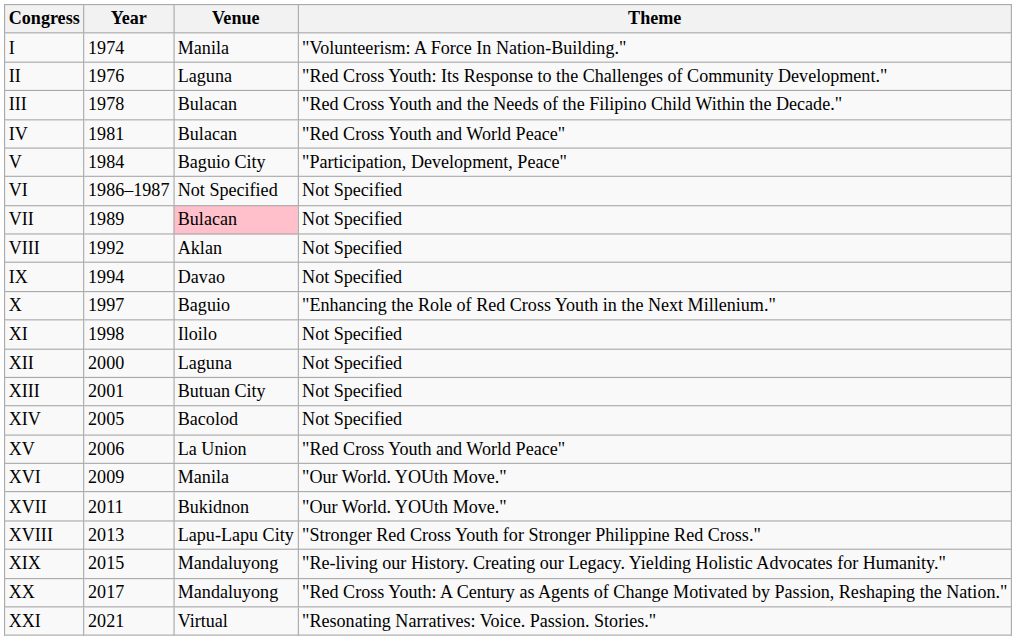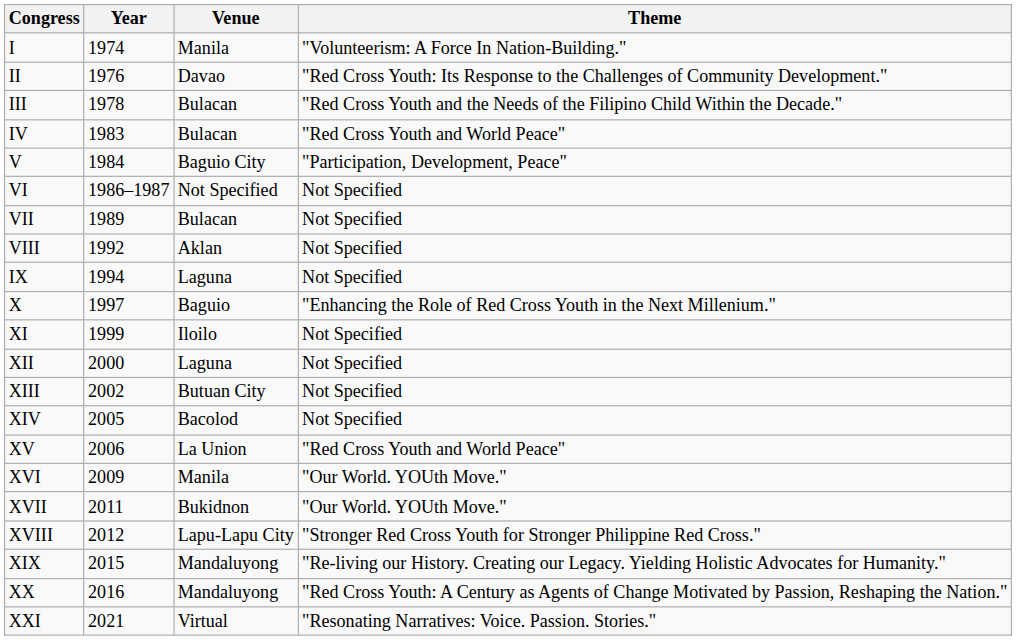(205, 76) Laguna -> (201, 76) Davao
(106, 133) 1981 -> (106, 133) 1983
(207, 219) pink background -> (207, 219) no background
(201, 276) Davao -> (205, 276) Laguna
(106, 334) 1998 -> (106, 334) 1999
(106, 391) 2001 -> (106, 391) 2002
(106, 534) 2013 -> (106, 534) 2012
(106, 592) 2017 -> (106, 592) 2016
